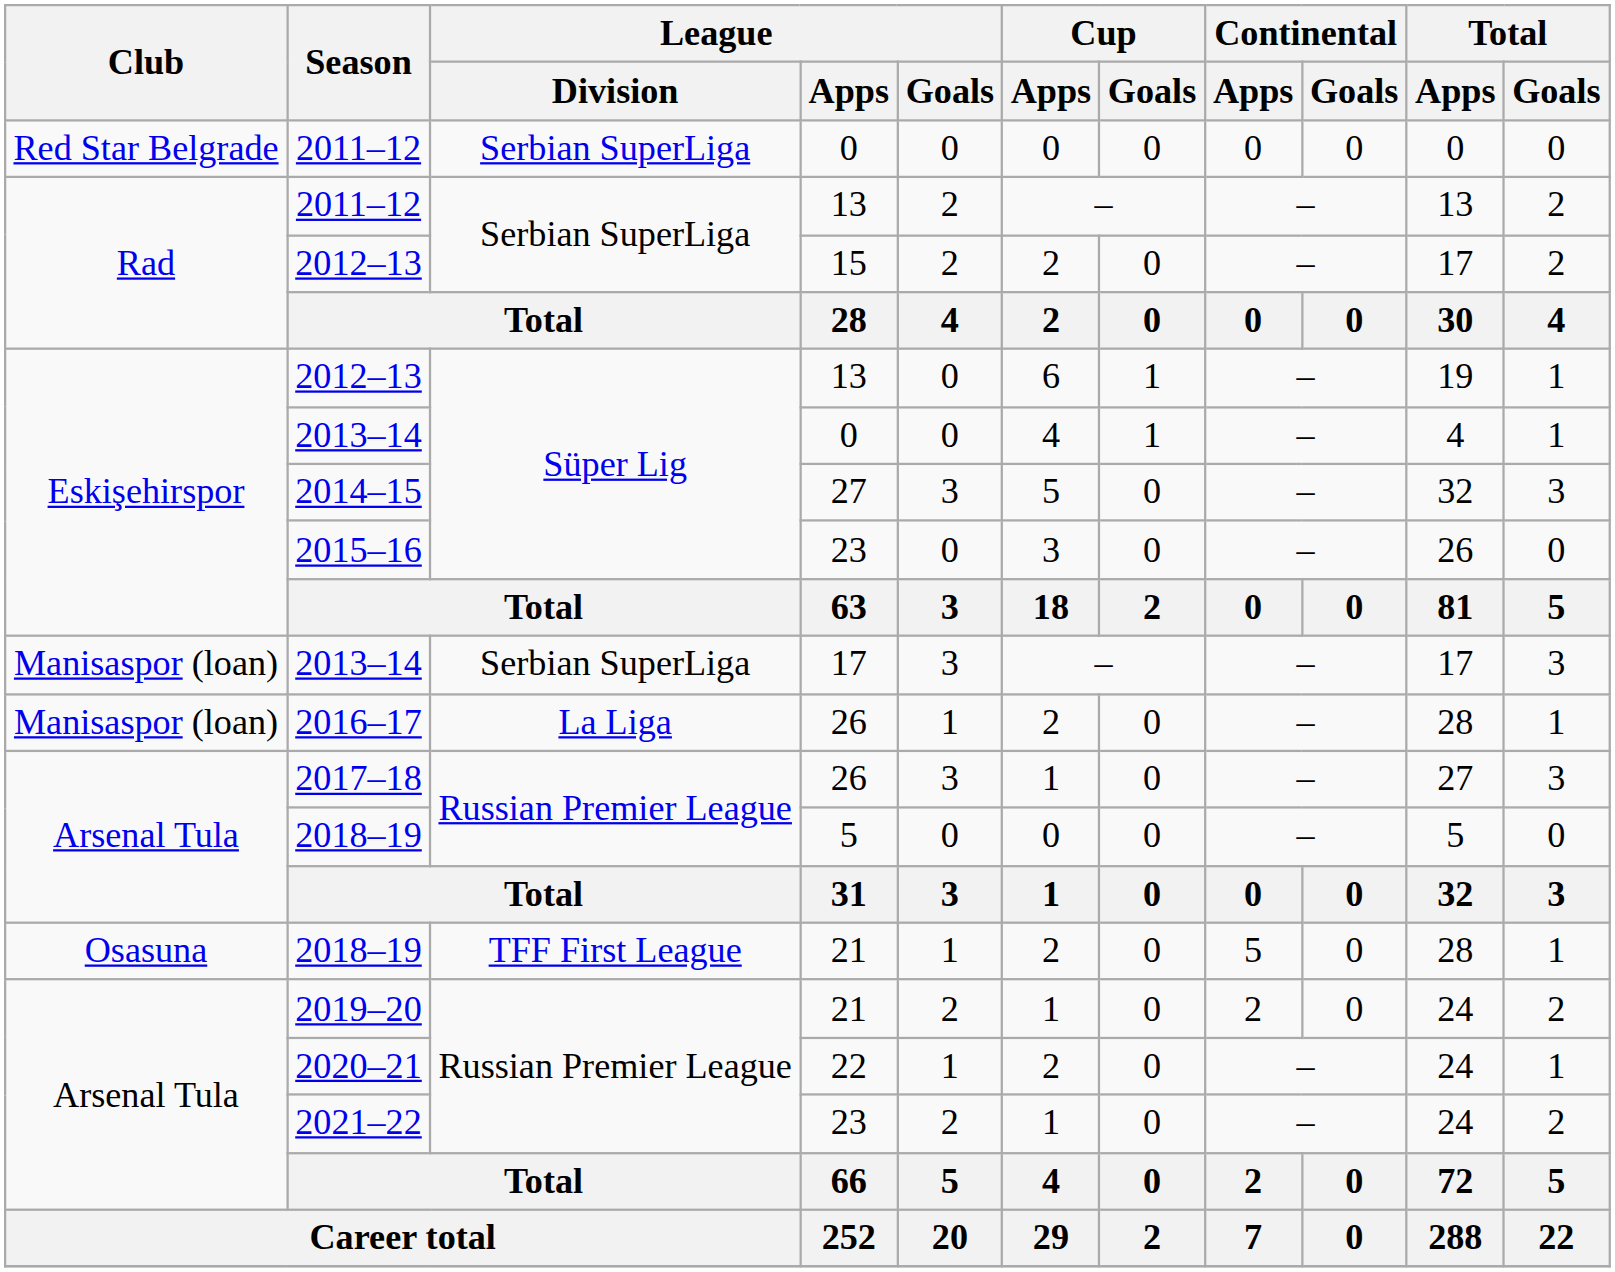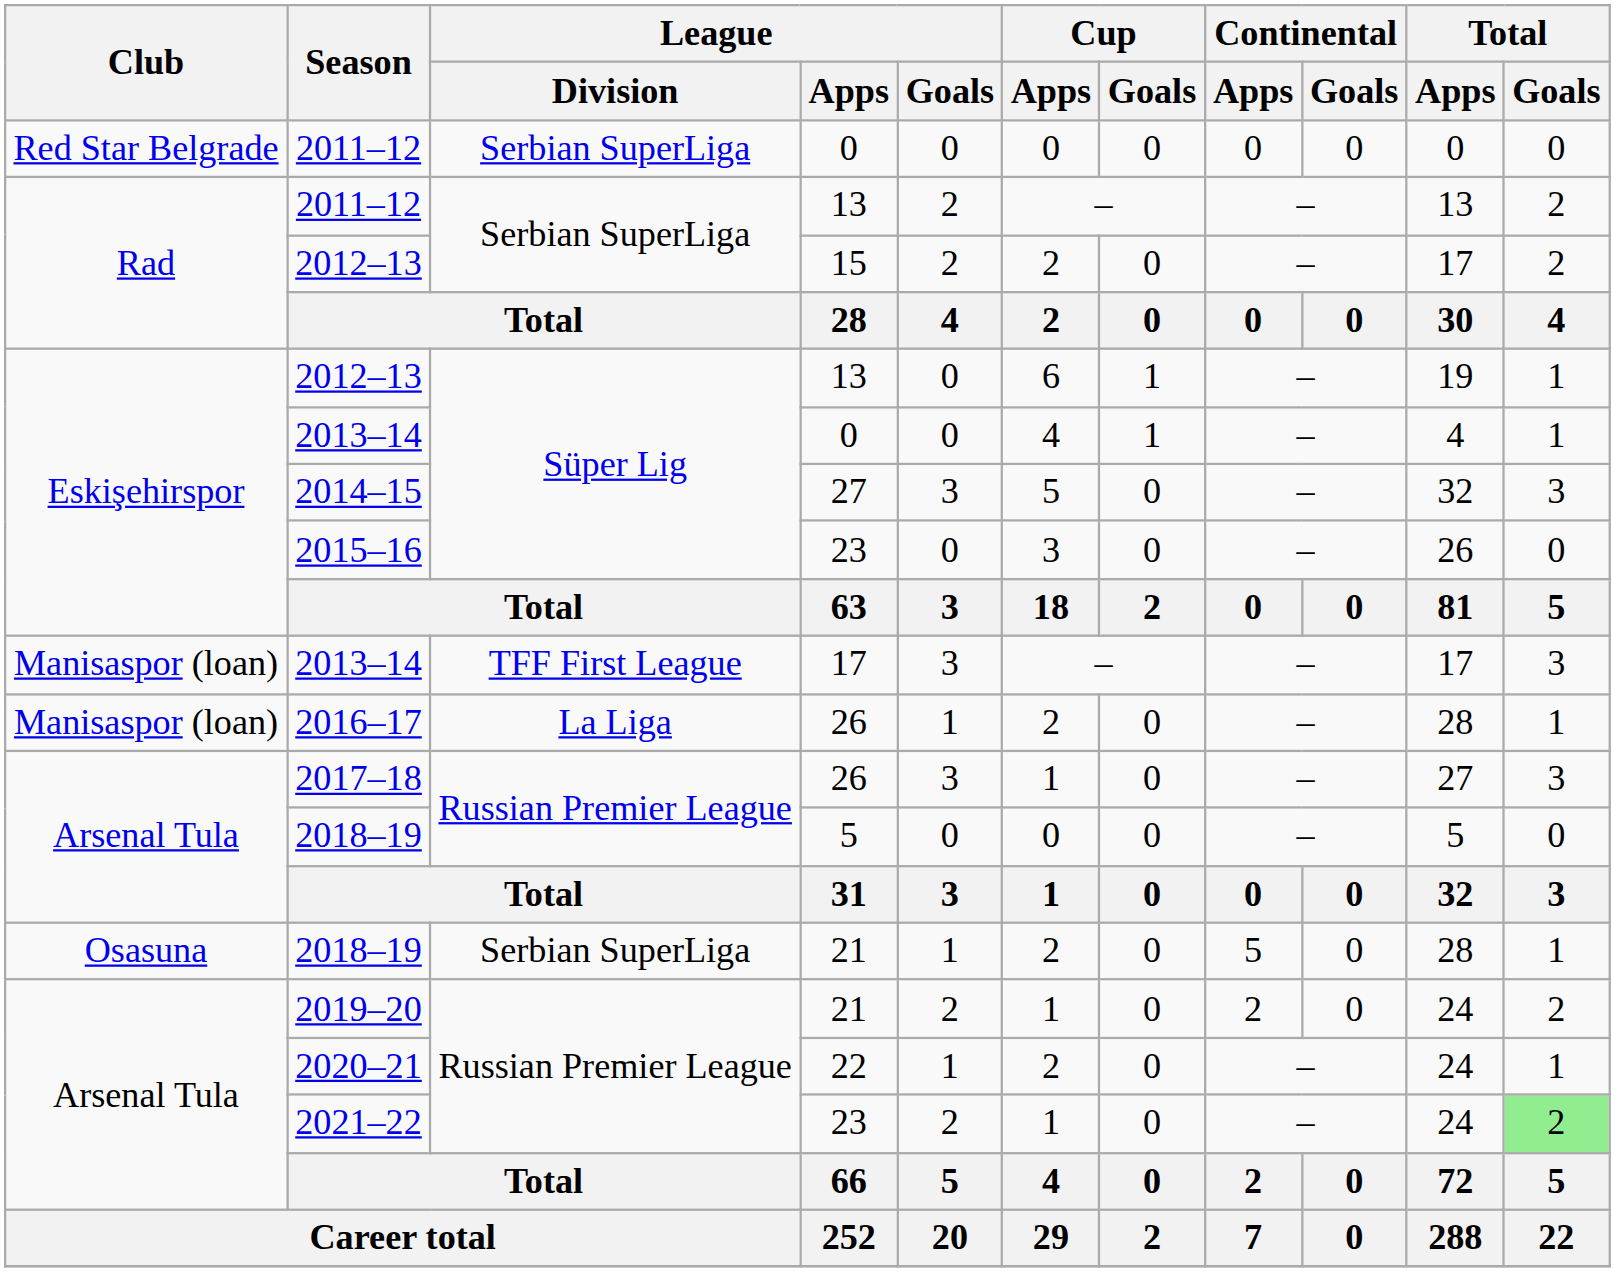(615, 663) Serbian SuperLiga -> (615, 663) TFF First League
(615, 950) TFF First League -> (615, 950) Serbian SuperLiga
(1556, 1122) no background -> (1556, 1122) lightgreen background
